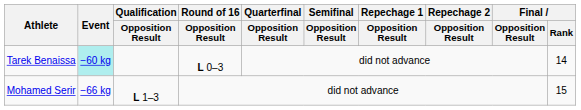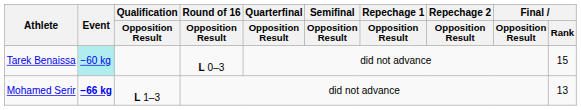(561, 61) 14 -> (562, 61) 15
(96, 91) normal -> (96, 91) bold
(561, 91) 15 -> (562, 91) 13
